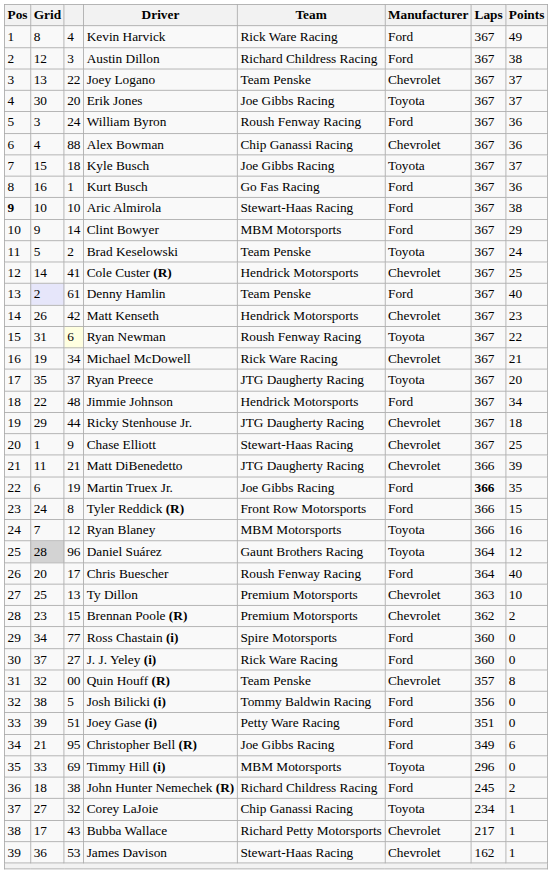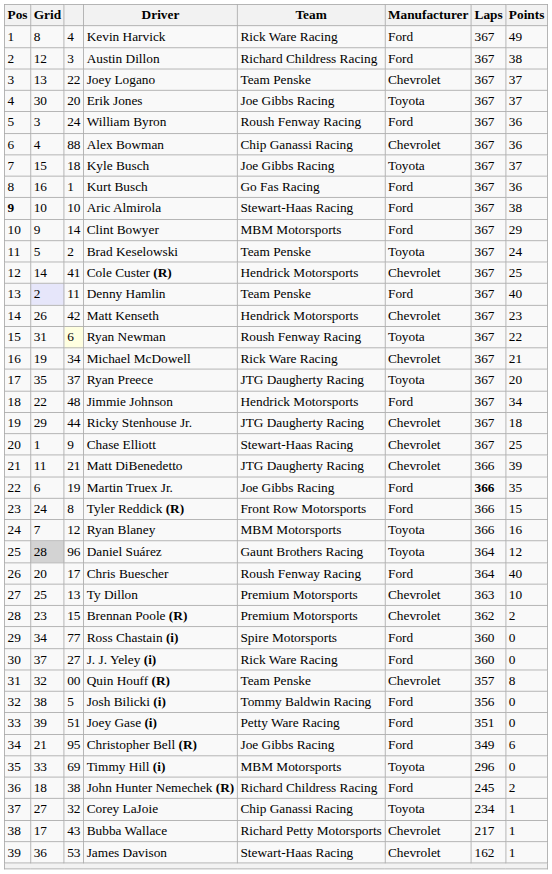(74, 293) 61 -> (74, 293) 11
